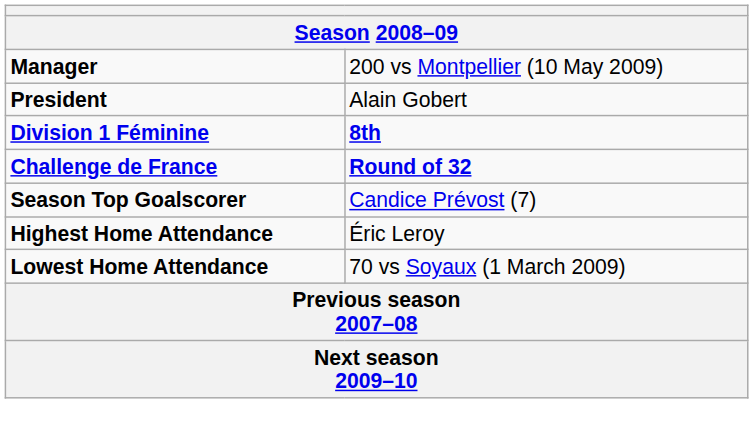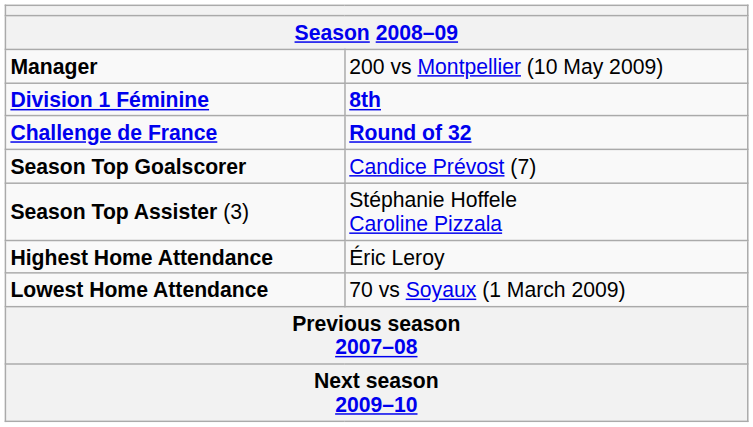- row: (59, 99)
+ row: (130, 212)
